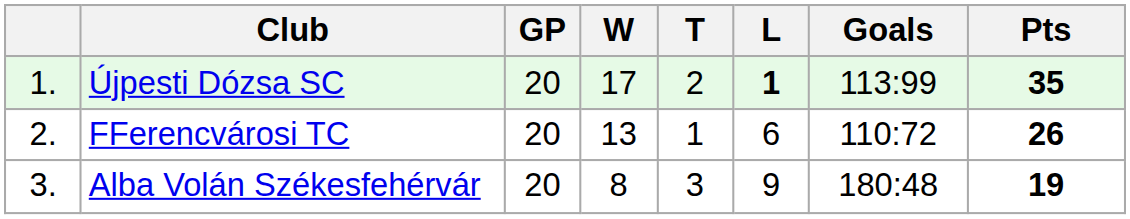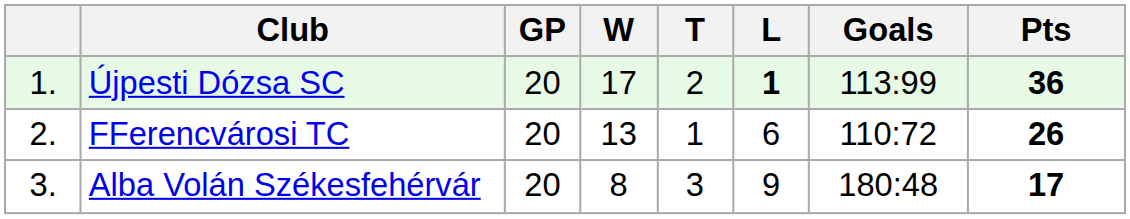(1046, 82) 35 -> (1046, 82) 36
(1046, 185) 19 -> (1046, 185) 17
